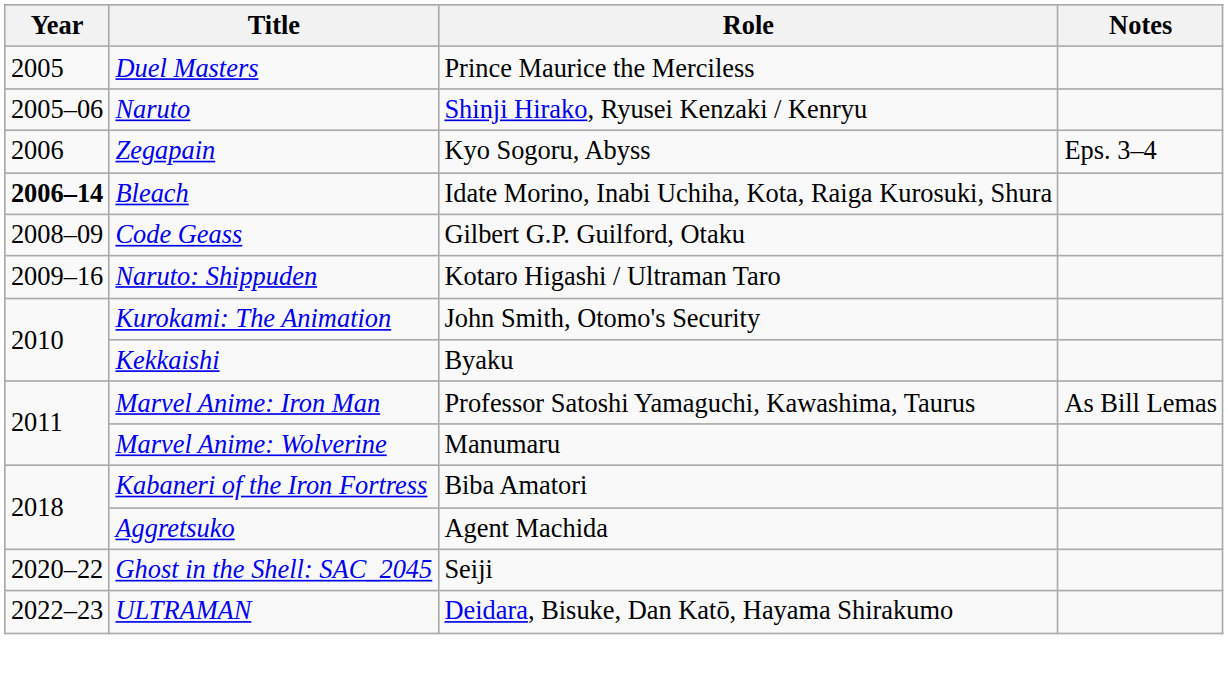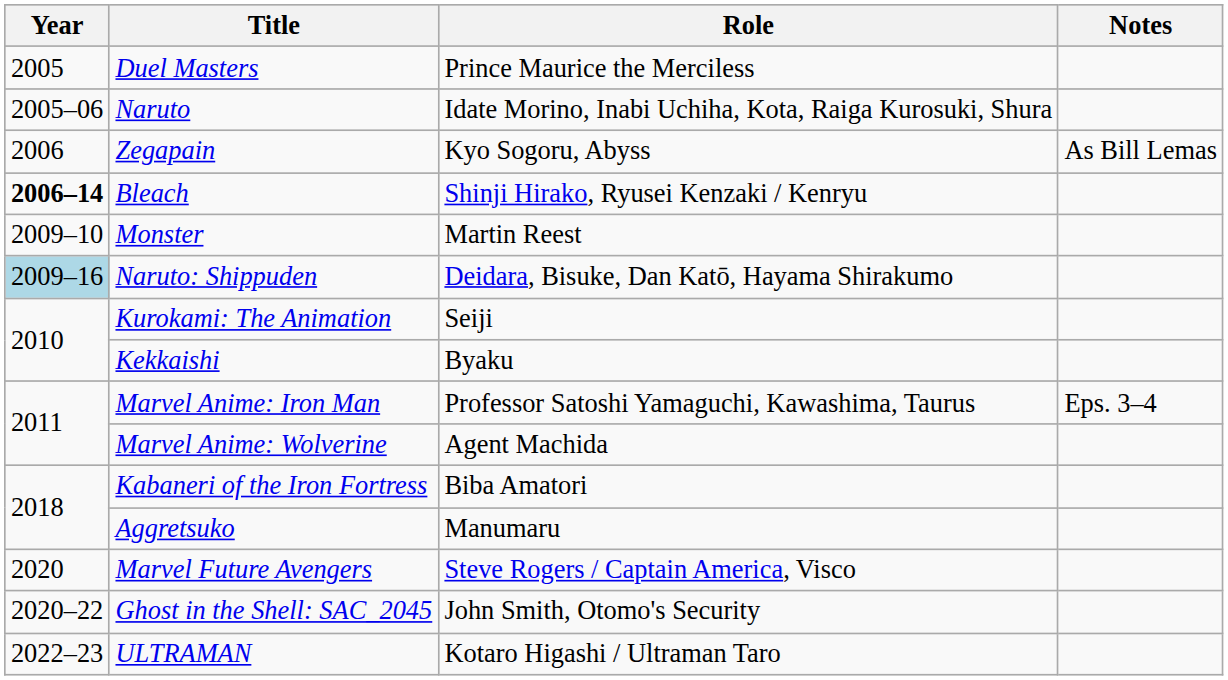(656, 109) Shinji Hirako, Ryusei Kenzaki / Kenryu -> (748, 109) Idate Morino, Inabi Uchiha, Kota, Raiga Kurosuki, Shura
(1111, 151) Eps. 3–4 -> (1141, 151) As Bill Lemas
(748, 192) Idate Morino, Inabi Uchiha, Kota, Raiga Kurosuki, Shura -> (656, 192) Shinji Hirako, Ryusei Kenzaki / Kenryu
- row: (179, 234)
+ row: (159, 234)
(57, 276) no background -> (57, 276) lightblue background
(613, 276) Kotaro Higashi / Ultraman Taro -> (699, 276) Deidara, Bisuke, Dan Katō, Hayama Shirakumo
(602, 318) John Smith, Otomo's Security -> (469, 318) Seiji
(1141, 402) As Bill Lemas -> (1111, 402) Eps. 3–4
(502, 444) Manumaru -> (526, 444) Agent Machida
(526, 527) Agent Machida -> (502, 527) Manumaru
+ row: (244, 569)
(469, 569) Seiji -> (602, 611) John Smith, Otomo's Security
(699, 611) Deidara, Bisuke, Dan Katō, Hayama Shirakumo -> (613, 653) Kotaro Higashi / Ultraman Taro
